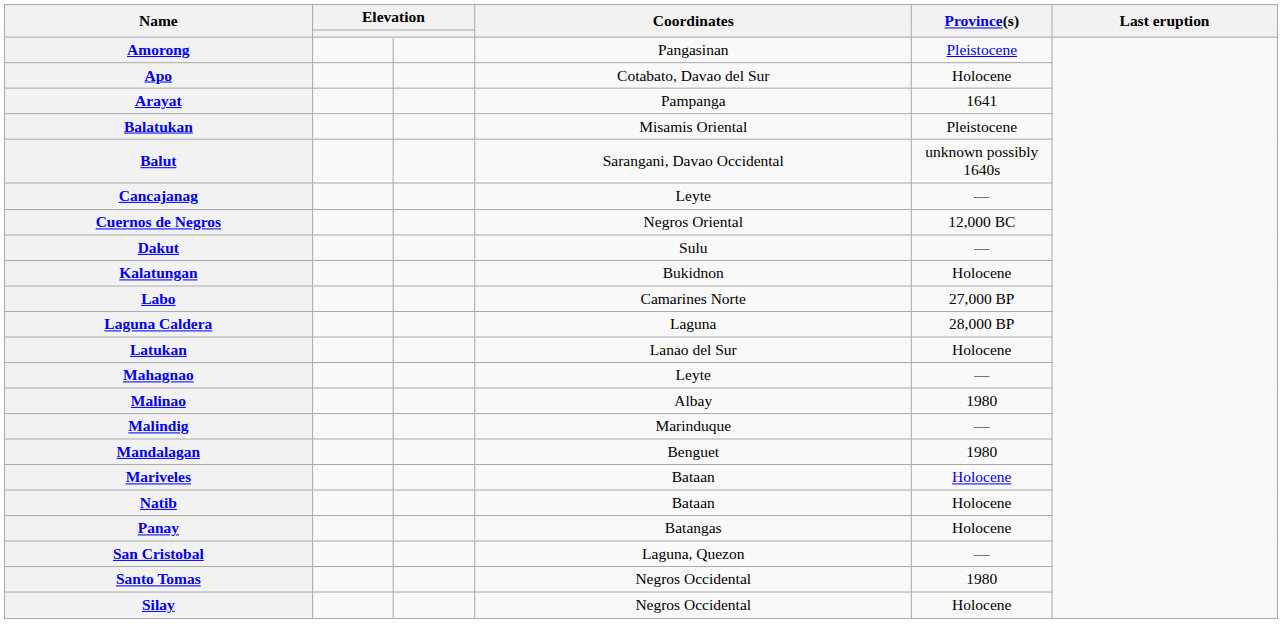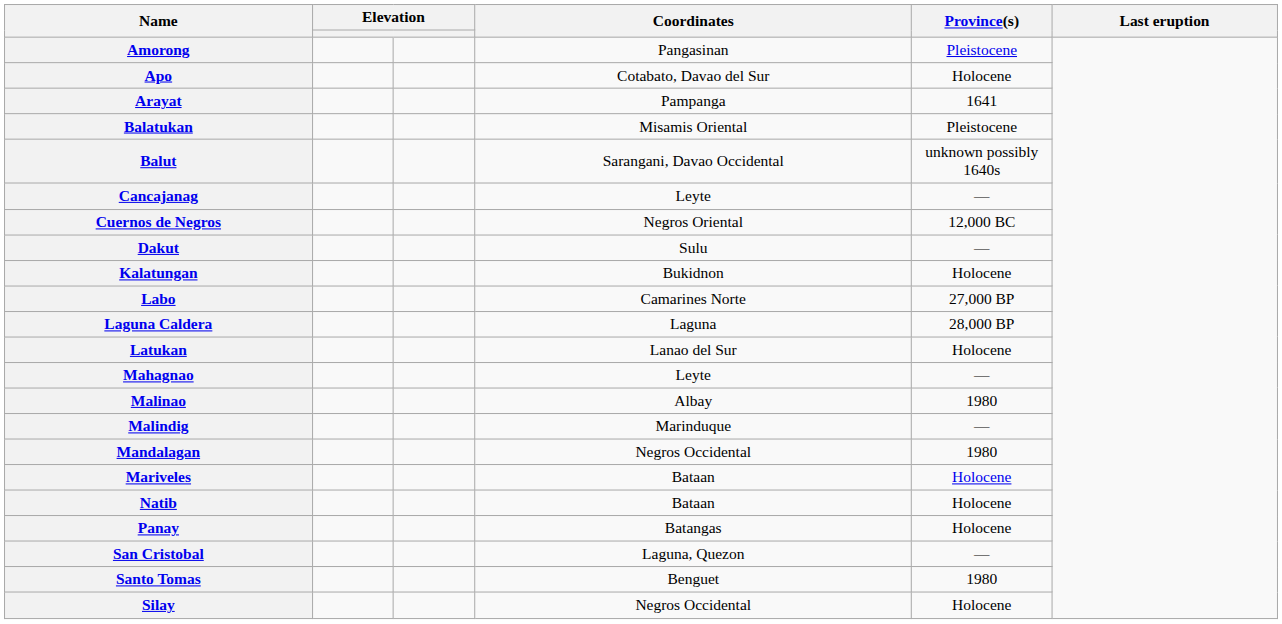(693, 452) Benguet -> (693, 452) Negros Occidental
(693, 579) Negros Occidental -> (693, 579) Benguet
